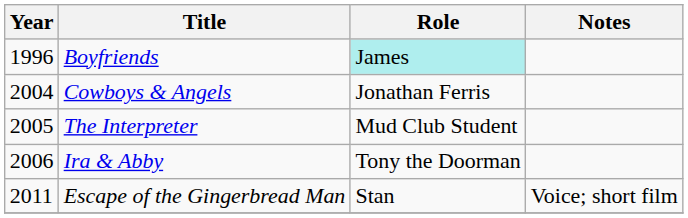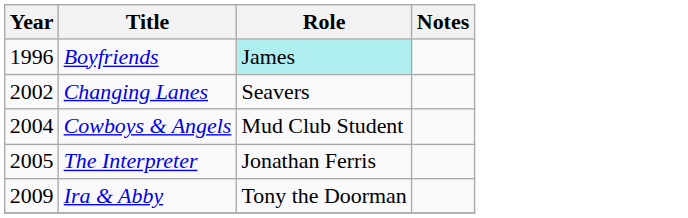+ row: (136, 91)
(423, 91) Jonathan Ferris -> (322, 126) Mud Club Student
(436, 126) Mud Club Student -> (309, 160) Jonathan Ferris
(32, 160) 2006 -> (32, 195) 2009
- row: (205, 195)
